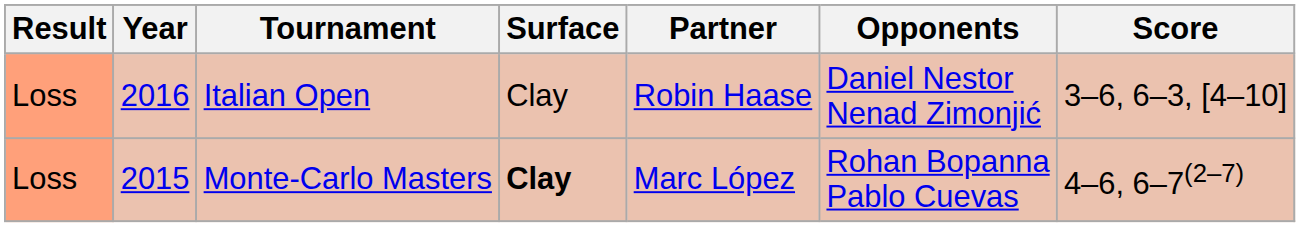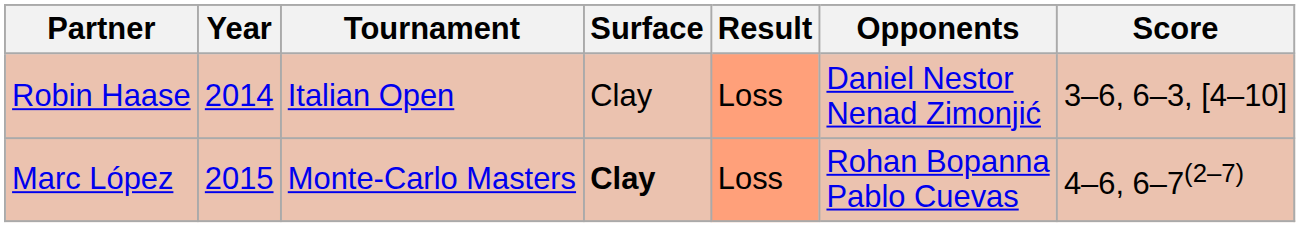columns swapped: (59, 28) <-> (723, 28)
(155, 95) 2016 -> (239, 95) 2014
